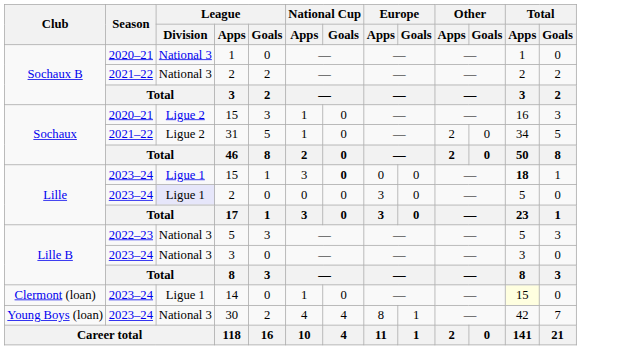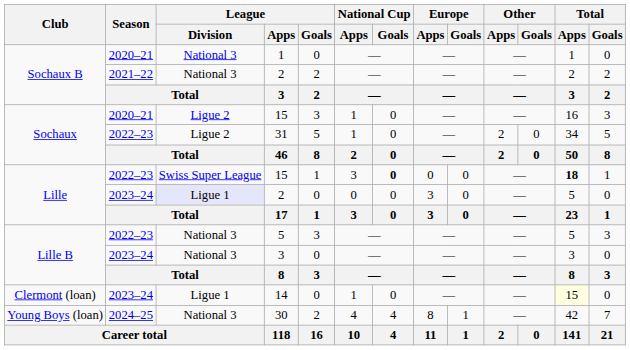(131, 134) 2021–22 -> (131, 134) 2022–23
(131, 174) 2023–24 -> (131, 174) 2022–23
(185, 174) Ligue 1 -> (210, 174) Swiss Super League
(131, 315) 2023–24 -> (131, 315) 2024–25
